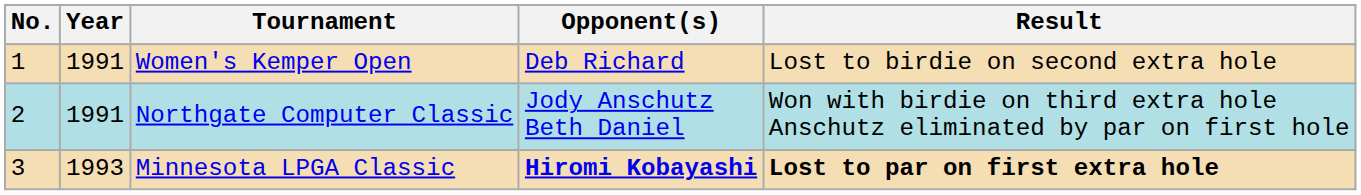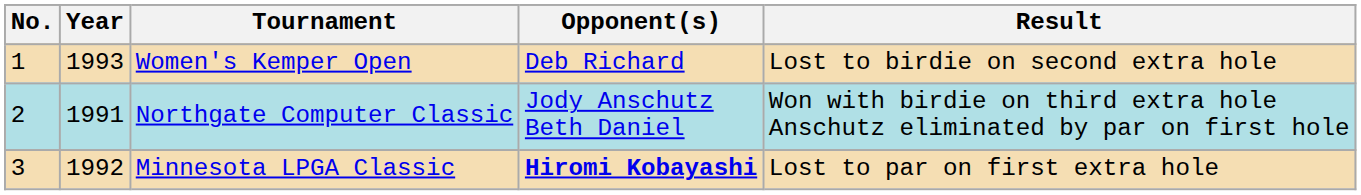(95, 64) 1991 -> (95, 64) 1993
(95, 170) 1993 -> (95, 170) 1992
(994, 170) bold -> (994, 170) normal
